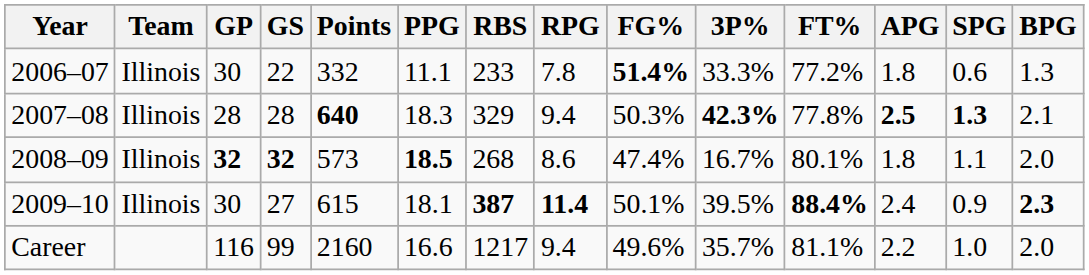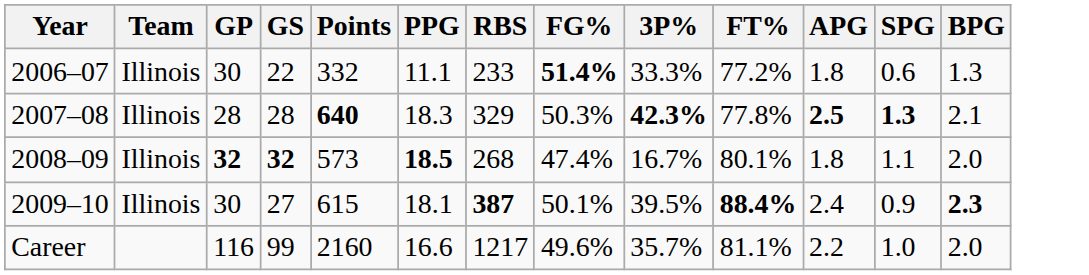- column: (570, 26)
